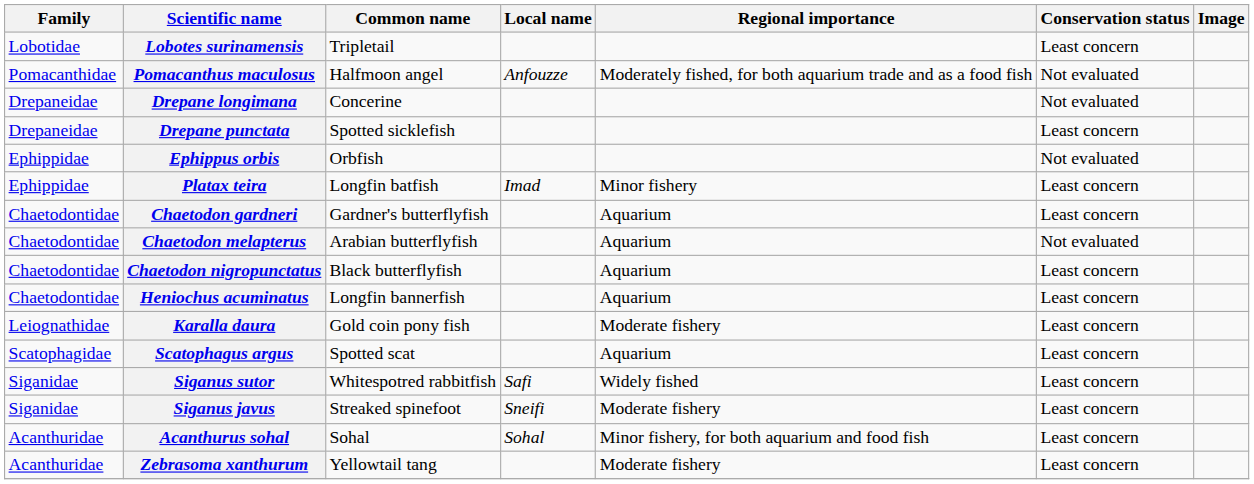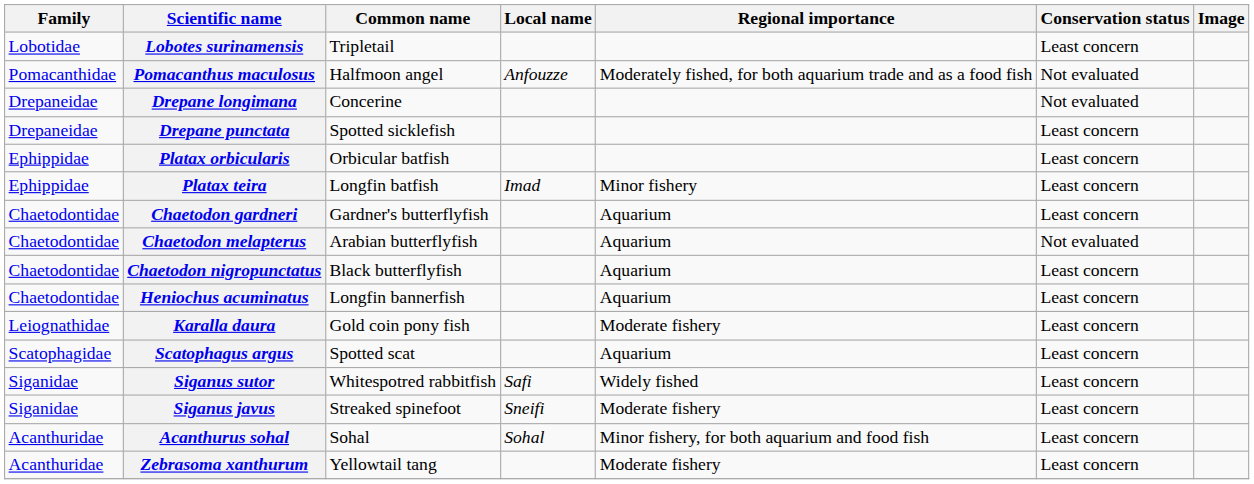- row: (224, 158)
+ row: (224, 158)
